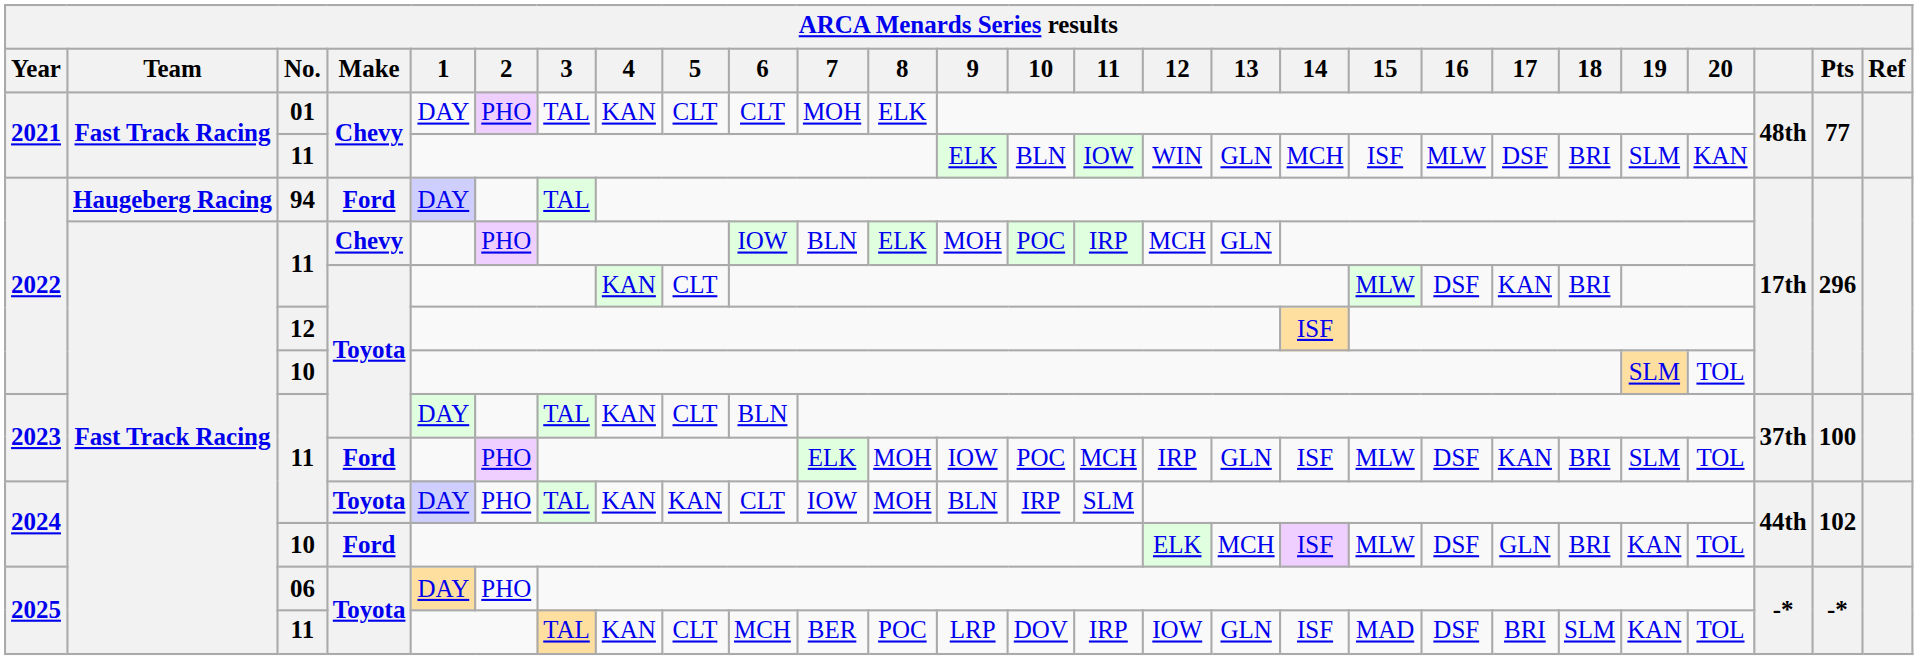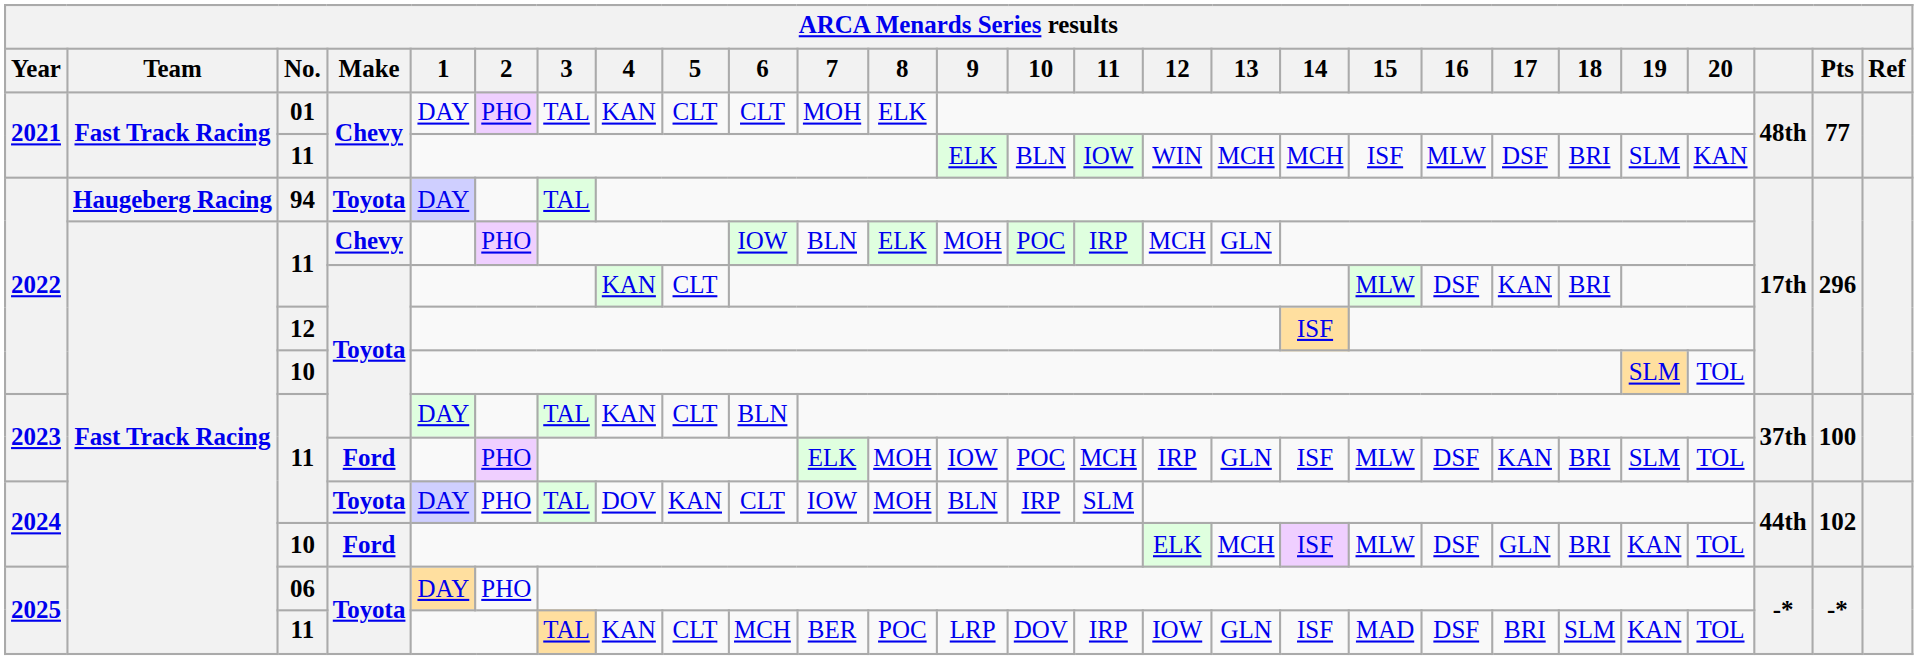(1246, 155) GLN -> (1246, 155) MCH
(369, 199) Ford -> (369, 199) Toyota
(629, 501) KAN -> (629, 501) DOV
